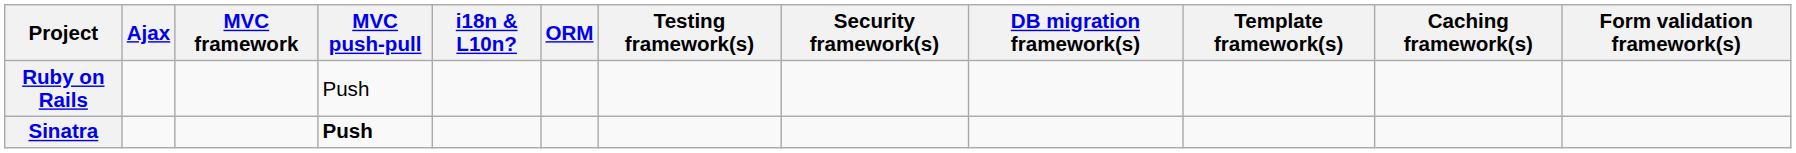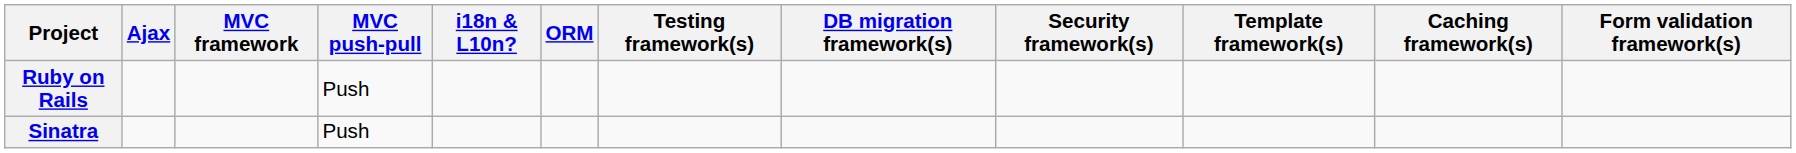columns swapped: (1075, 33) <-> (874, 33)
(348, 132) bold -> (346, 132) normal
